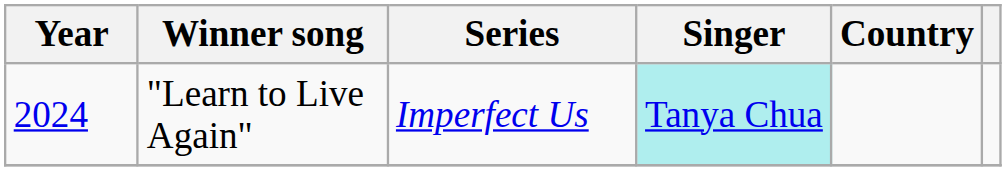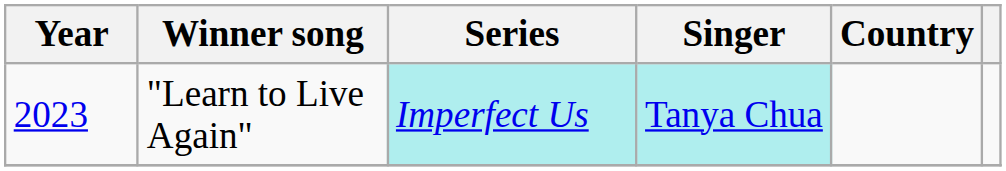(51, 113) 2024 -> (51, 113) 2023
(492, 113) no background -> (492, 113) paleturquoise background
